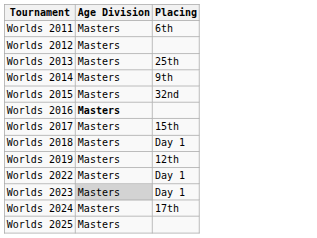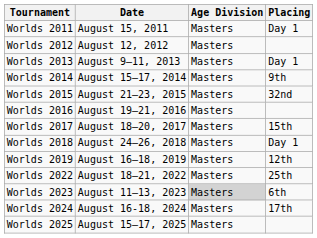+ column: (132, 13)
(164, 29) 6th -> (283, 29) Day 1
(167, 61) 25th -> (283, 61) Day 1
(99, 110) bold -> (212, 110) normal
(170, 176) Day 1 -> (280, 176) 25th
(170, 192) Day 1 -> (277, 192) 6th
